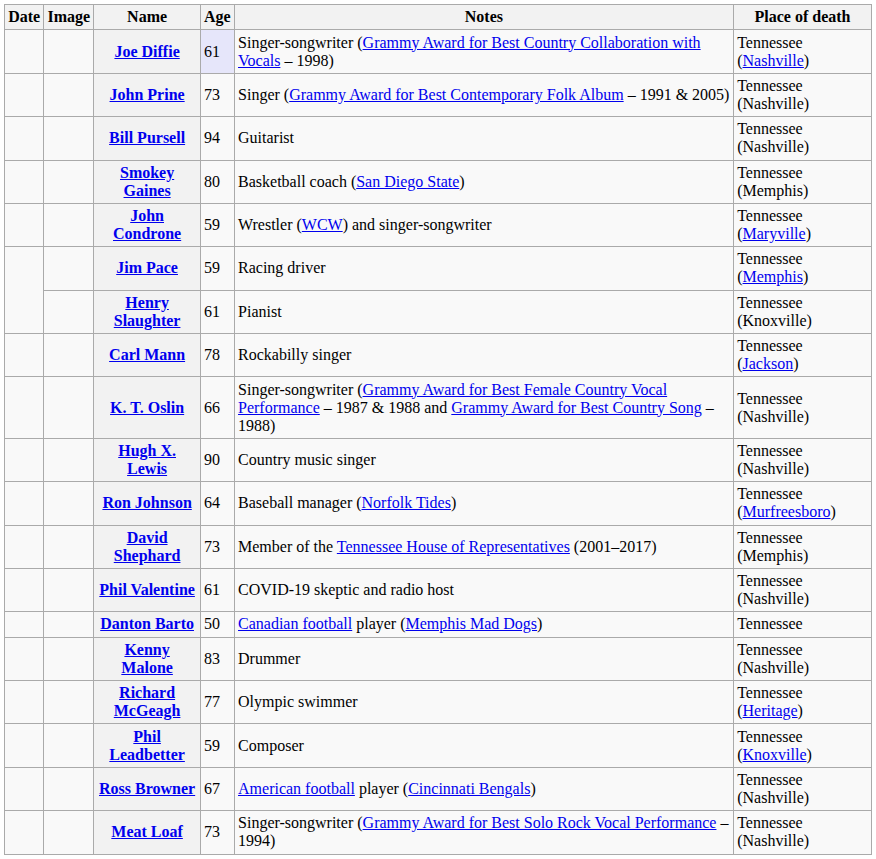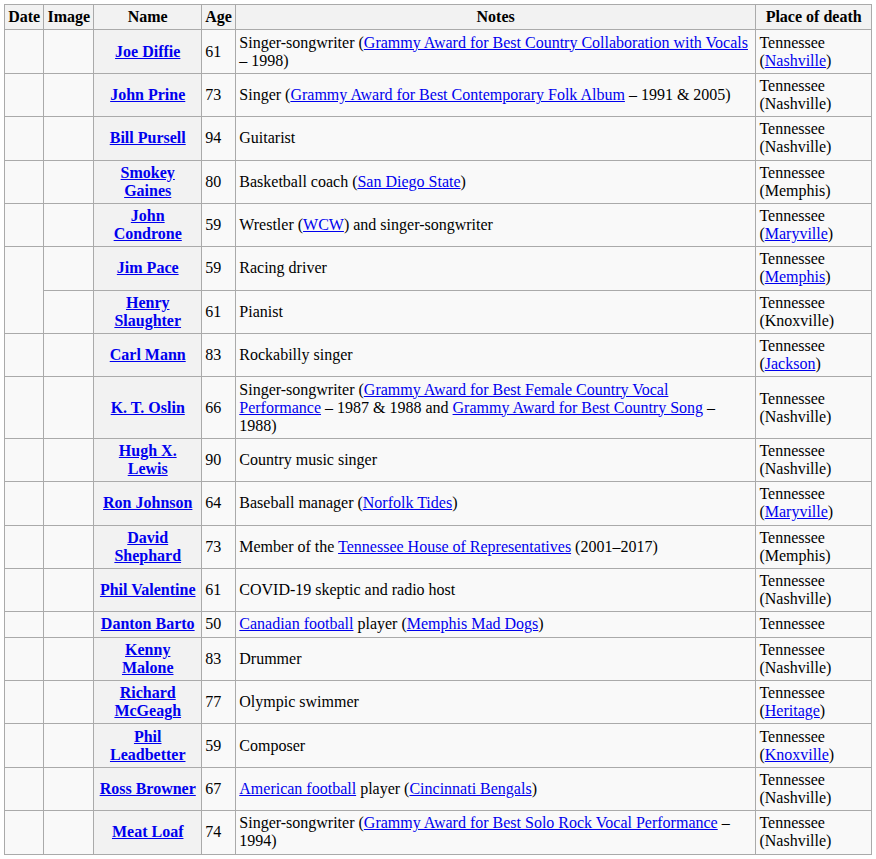(212, 51) lavender background -> (213, 51) no background
(212, 355) 78 -> (213, 355) 83
(787, 503) Tennessee (Murfreesboro) -> (796, 503) Tennessee (Maryville)
(212, 832) 73 -> (213, 832) 74
